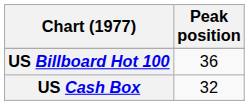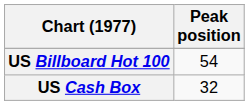(209, 61) 36 -> (209, 61) 54
